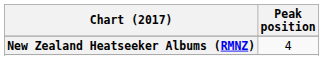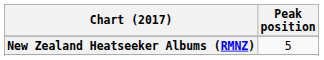(288, 46) 4 -> (288, 46) 5
